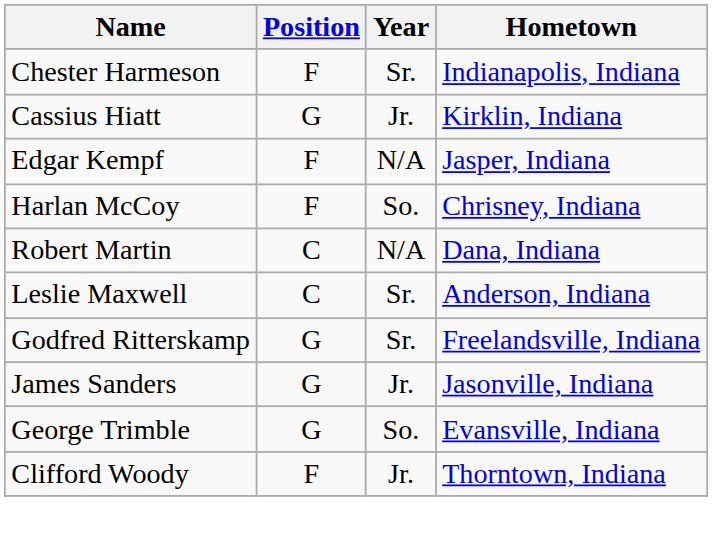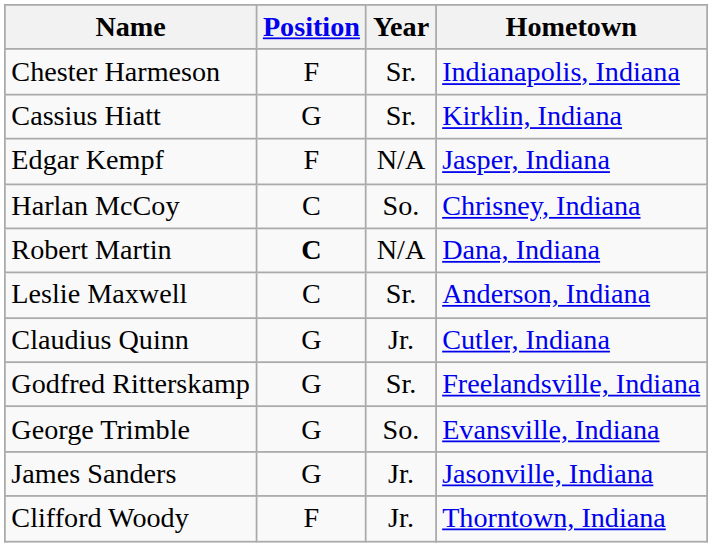(401, 116) Jr. -> (401, 116) Sr.
(311, 205) F -> (311, 205) C
(311, 250) normal -> (311, 250) bold
+ row: (100, 339)
rows swapped: (94, 384) <-> (101, 428)
